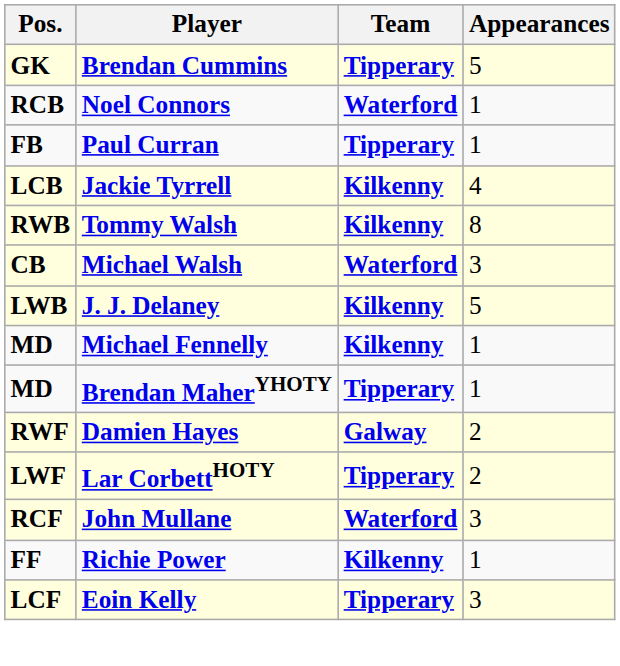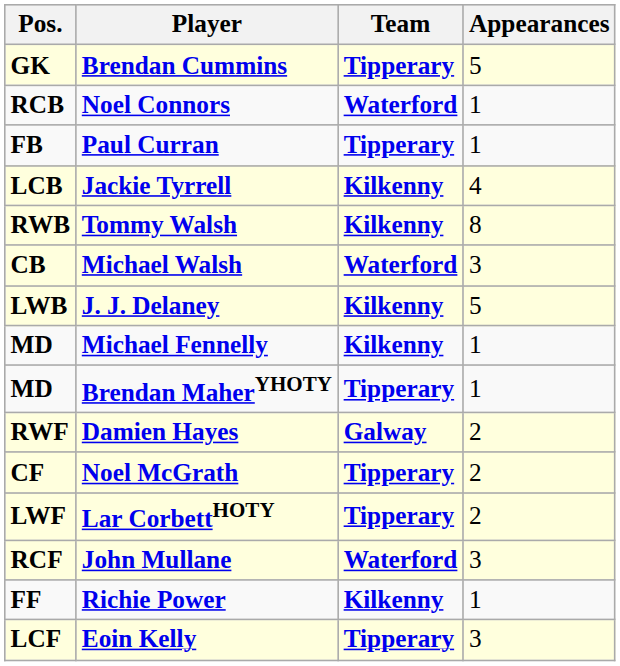+ row: (160, 472)
